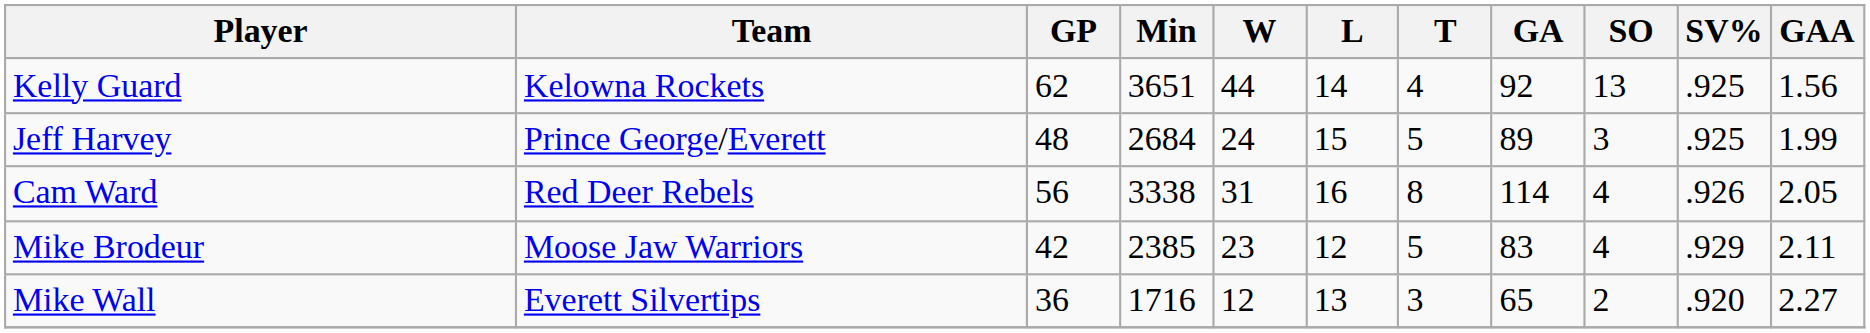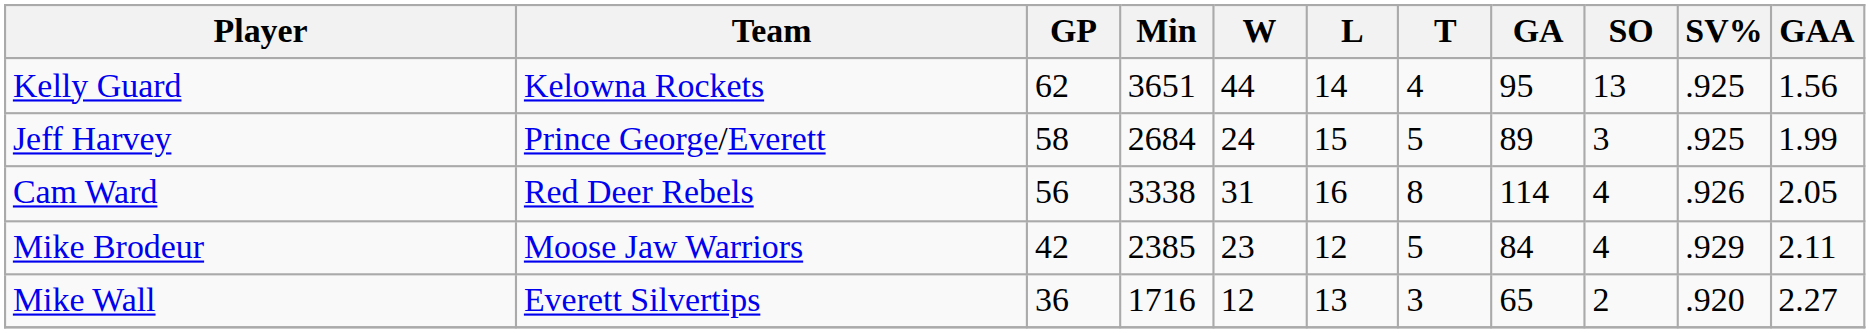(1516, 85) 92 -> (1516, 85) 95
(1052, 138) 48 -> (1052, 138) 58
(1516, 246) 83 -> (1516, 246) 84
